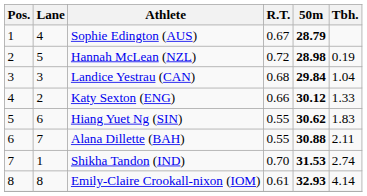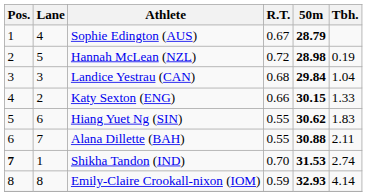(311, 98) 30.12 -> (311, 98) 30.15
(11, 160) normal -> (11, 160) bold
(278, 181) 0.61 -> (278, 181) 0.59
